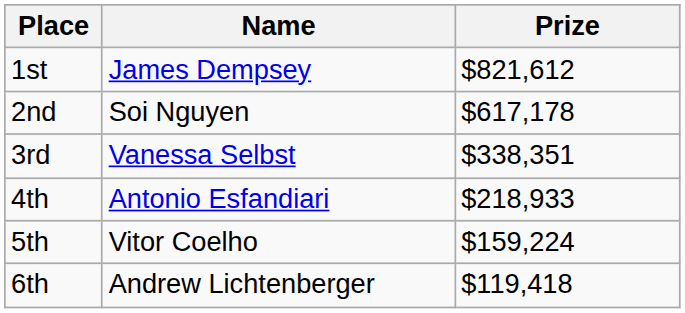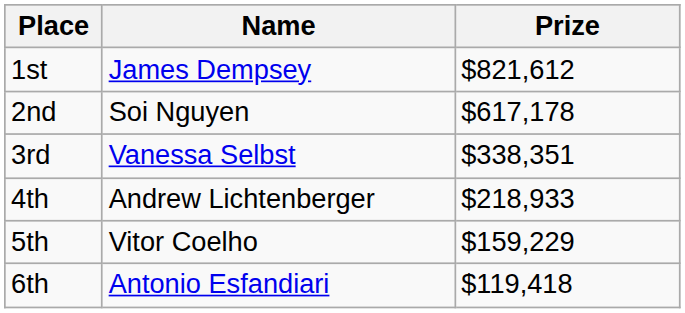(219, 198) Antonio Esfandiari -> (242, 198) Andrew Lichtenberger
(518, 241) $159,224 -> (518, 241) $159,229
(242, 284) Andrew Lichtenberger -> (219, 284) Antonio Esfandiari
